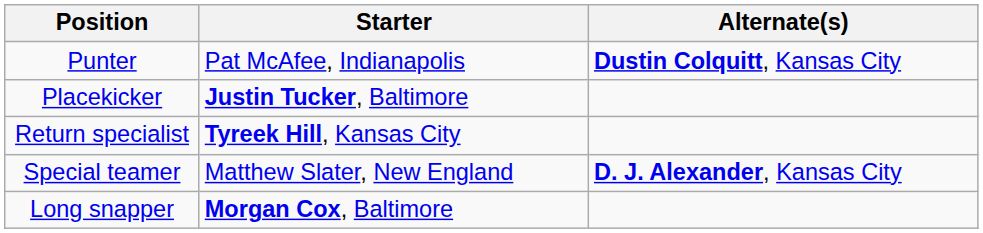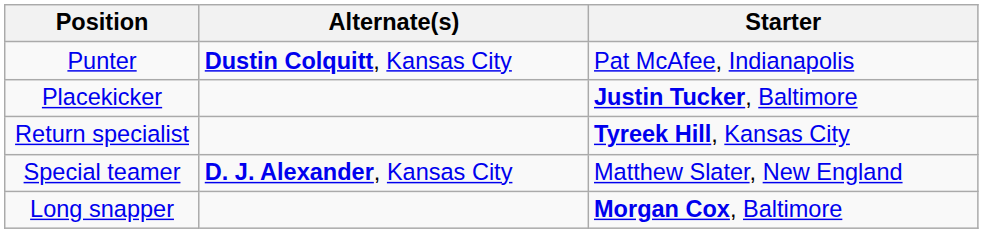columns swapped: (394, 23) <-> (783, 23)
